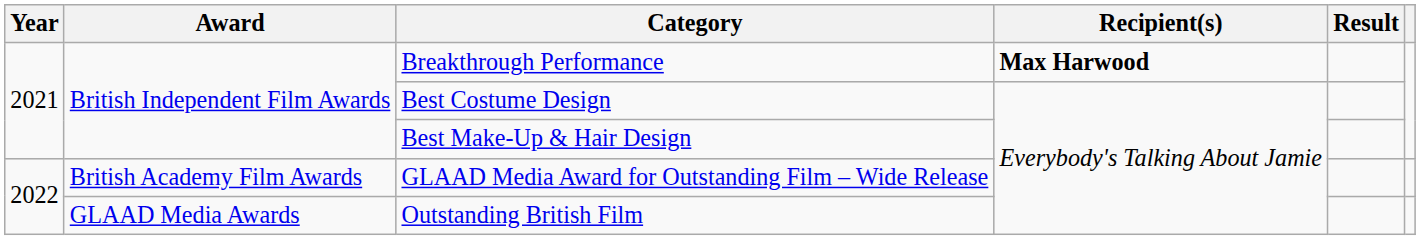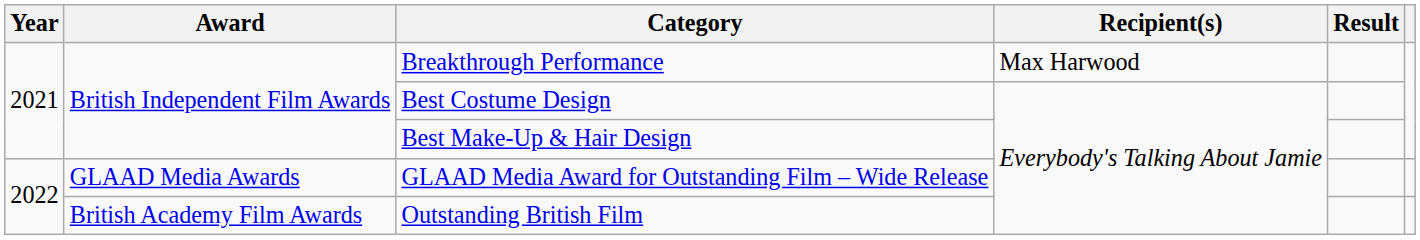(1074, 61) bold -> (1070, 61) normal
(216, 176) British Academy Film Awards -> (185, 176) GLAAD Media Awards
(185, 215) GLAAD Media Awards -> (216, 215) British Academy Film Awards
